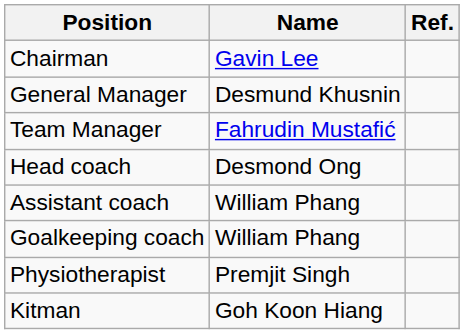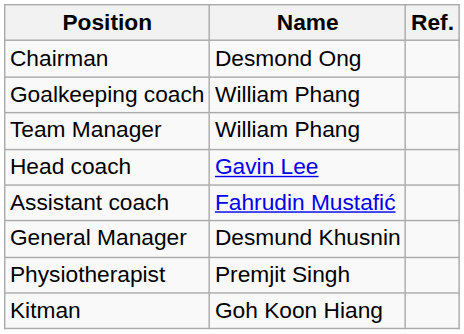(267, 58) Gavin Lee -> (288, 58) Desmond Ong
rows swapped: (98, 94) <-> (107, 238)
(305, 130) Fahrudin Mustafić -> (288, 130) William Phang
(288, 166) Desmond Ong -> (267, 166) Gavin Lee
(288, 202) William Phang -> (305, 202) Fahrudin Mustafić
